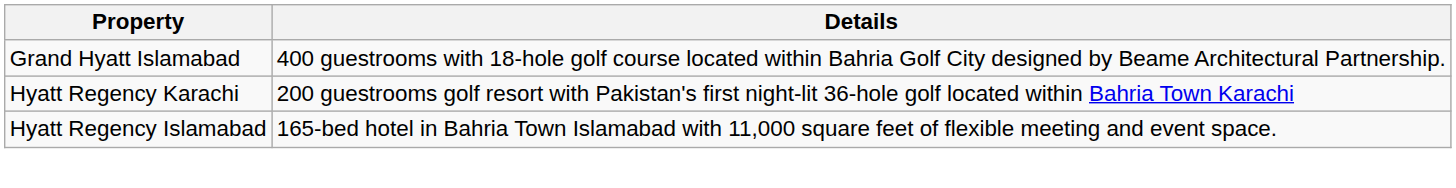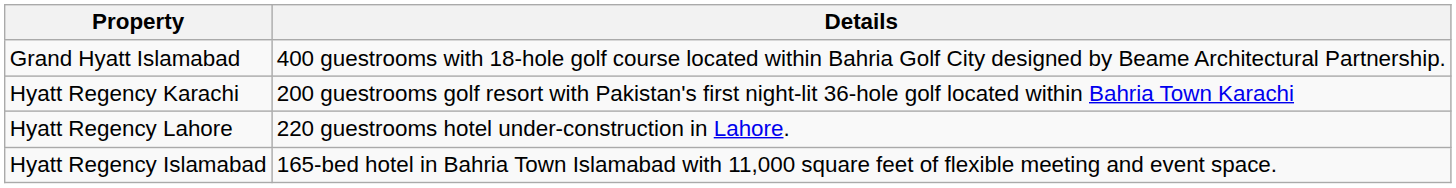+ row: (121, 128)
